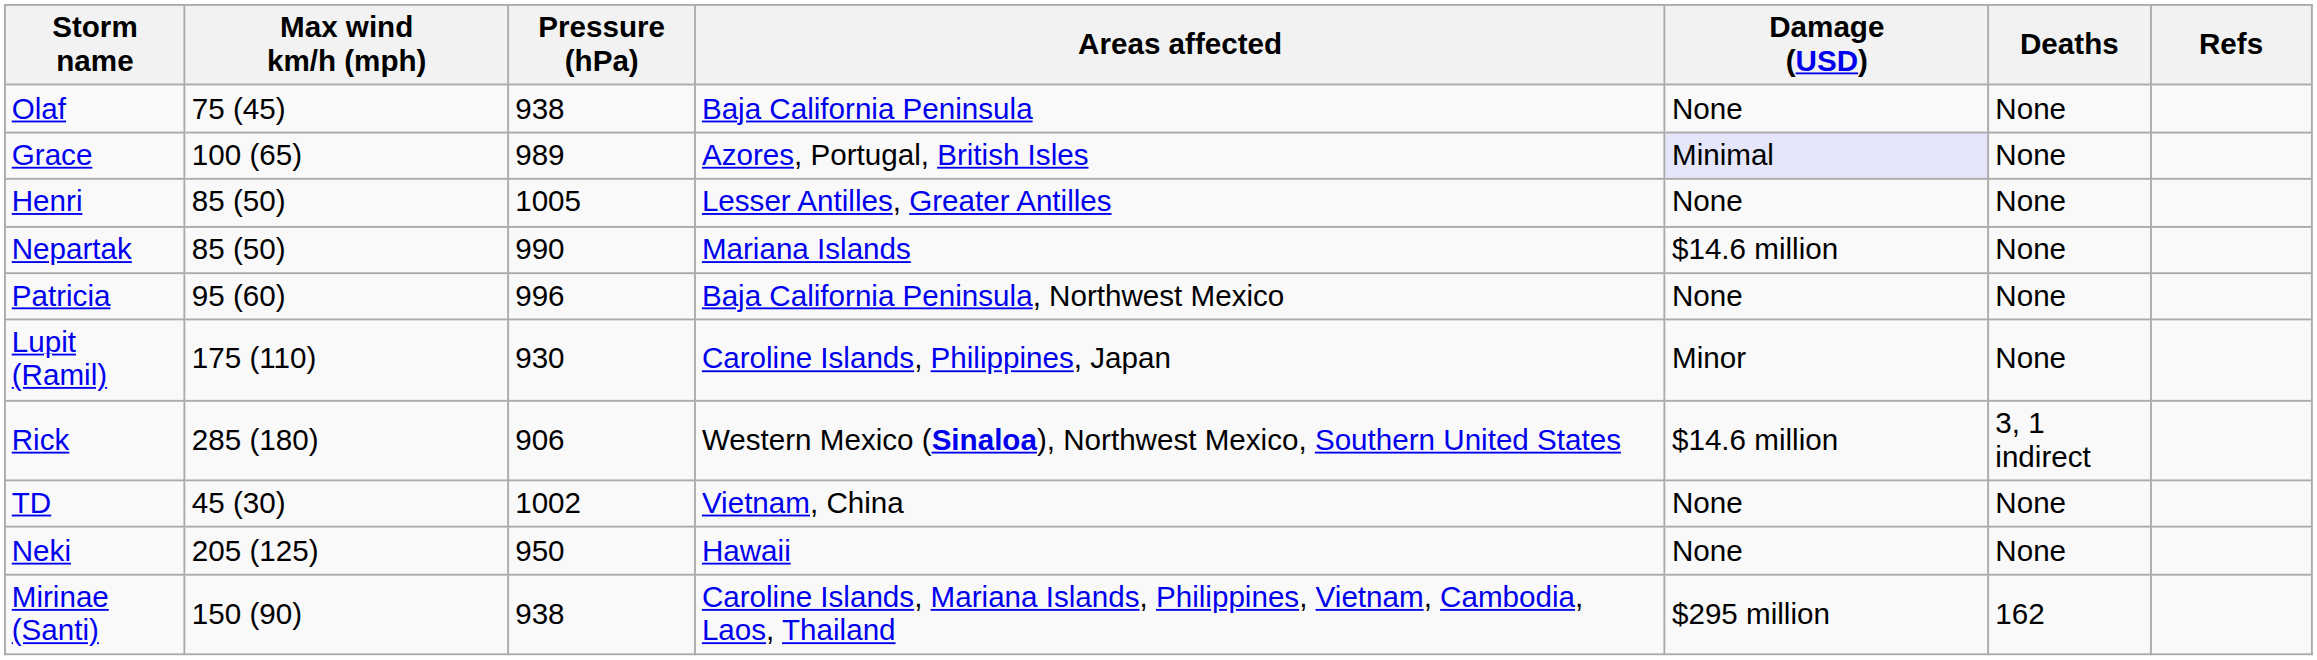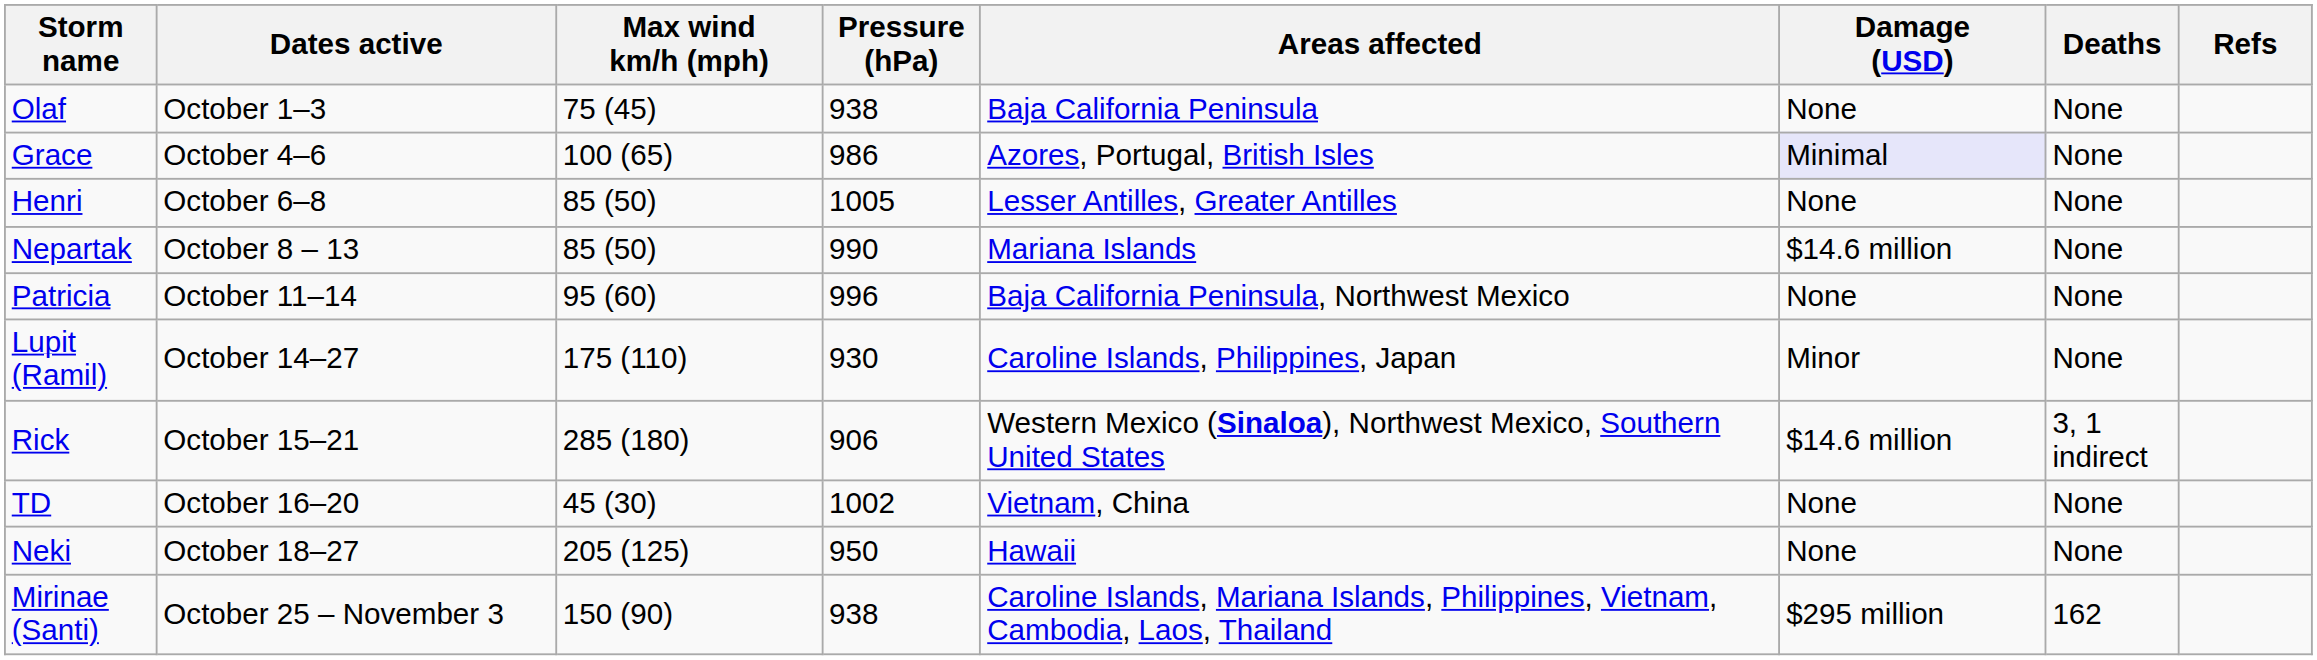+ column: (356, 44)
(540, 155) 989 -> (854, 155) 986
